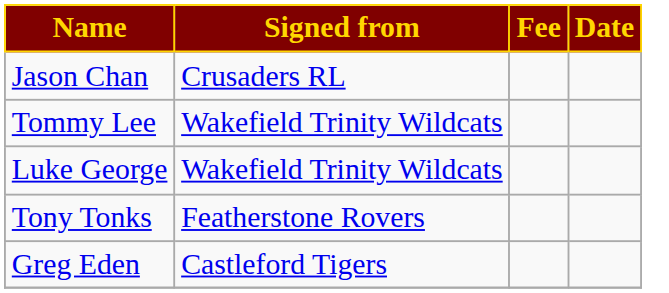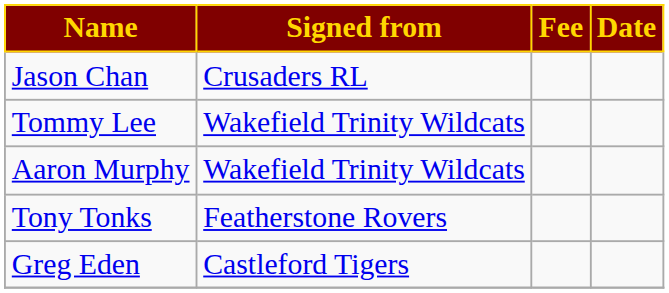- row: (90, 169)
+ row: (101, 169)
